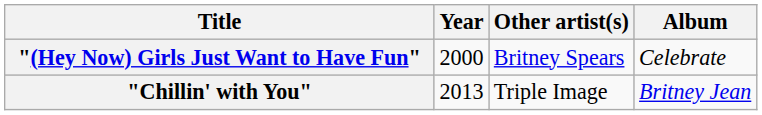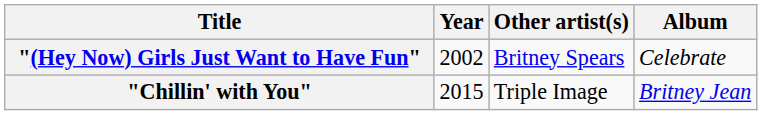(462, 57) 2000 -> (462, 57) 2002
(462, 92) 2013 -> (462, 92) 2015
